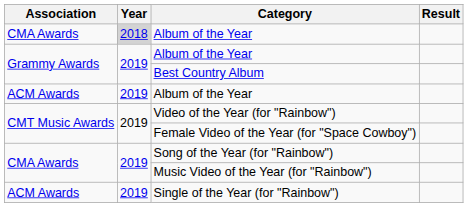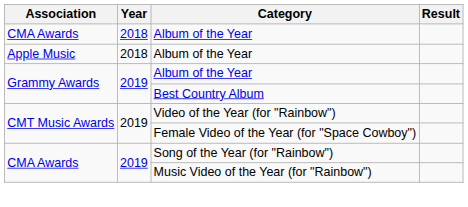(134, 34) lightgrey background -> (134, 34) no background
+ row: (41, 53)
- row: (43, 93)
- row: (43, 192)
